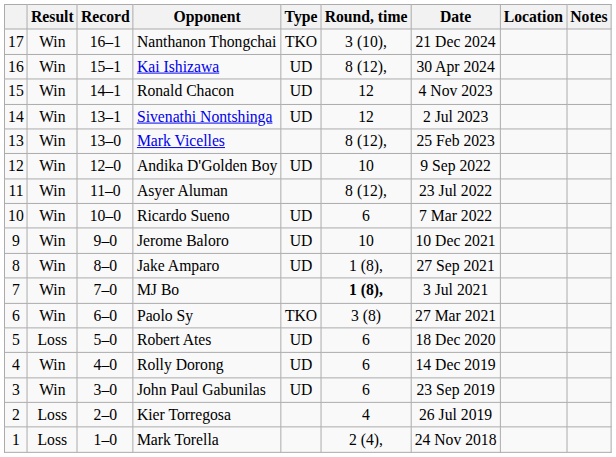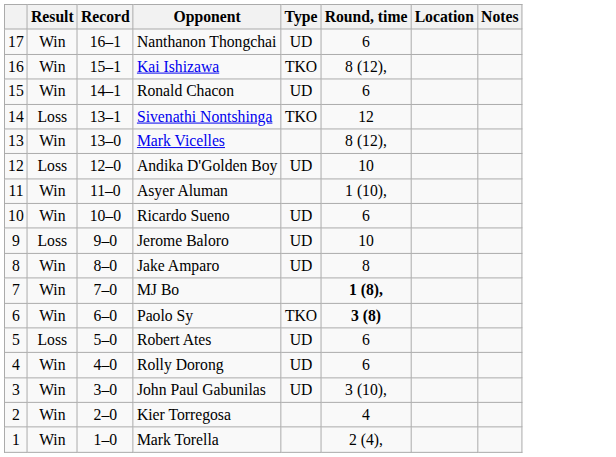- column: (456, 16)
(301, 41) TKO -> (301, 41) UD
(366, 41) 3 (10), -> (366, 41) 6
(301, 66) UD -> (301, 66) TKO
(366, 91) 12 -> (366, 91) 6
(52, 116) Win -> (52, 116) Loss
(301, 116) UD -> (301, 116) TKO
(52, 166) Win -> (52, 166) Loss
(366, 191) 8 (12), -> (366, 191) 1 (10),
(52, 240) Win -> (52, 240) Loss
(366, 265) 1 (8), -> (366, 265) 8
(366, 315) normal -> (366, 315) bold
(366, 389) 6 -> (366, 389) 3 (10),
(52, 414) Loss -> (52, 414) Win
(52, 439) Loss -> (52, 439) Win
